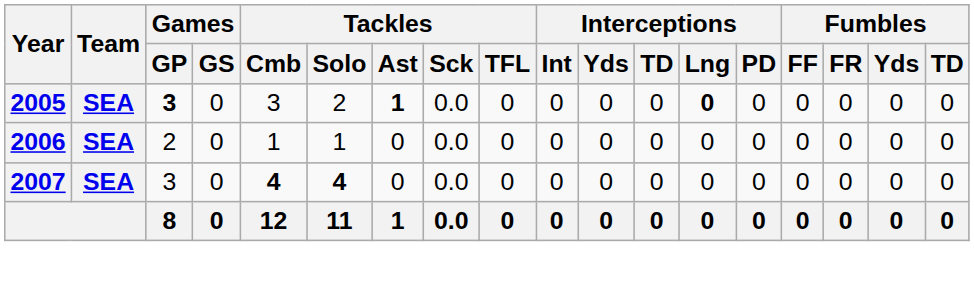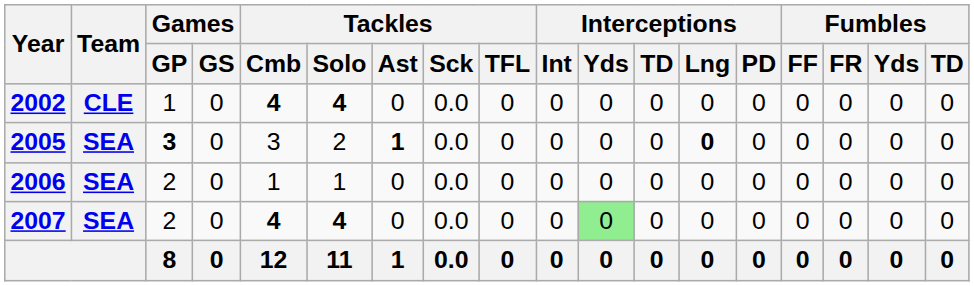+ row: (38, 102)
(169, 181) 3 -> (169, 220) 2
(606, 181) no background -> (606, 220) lightgreen background
